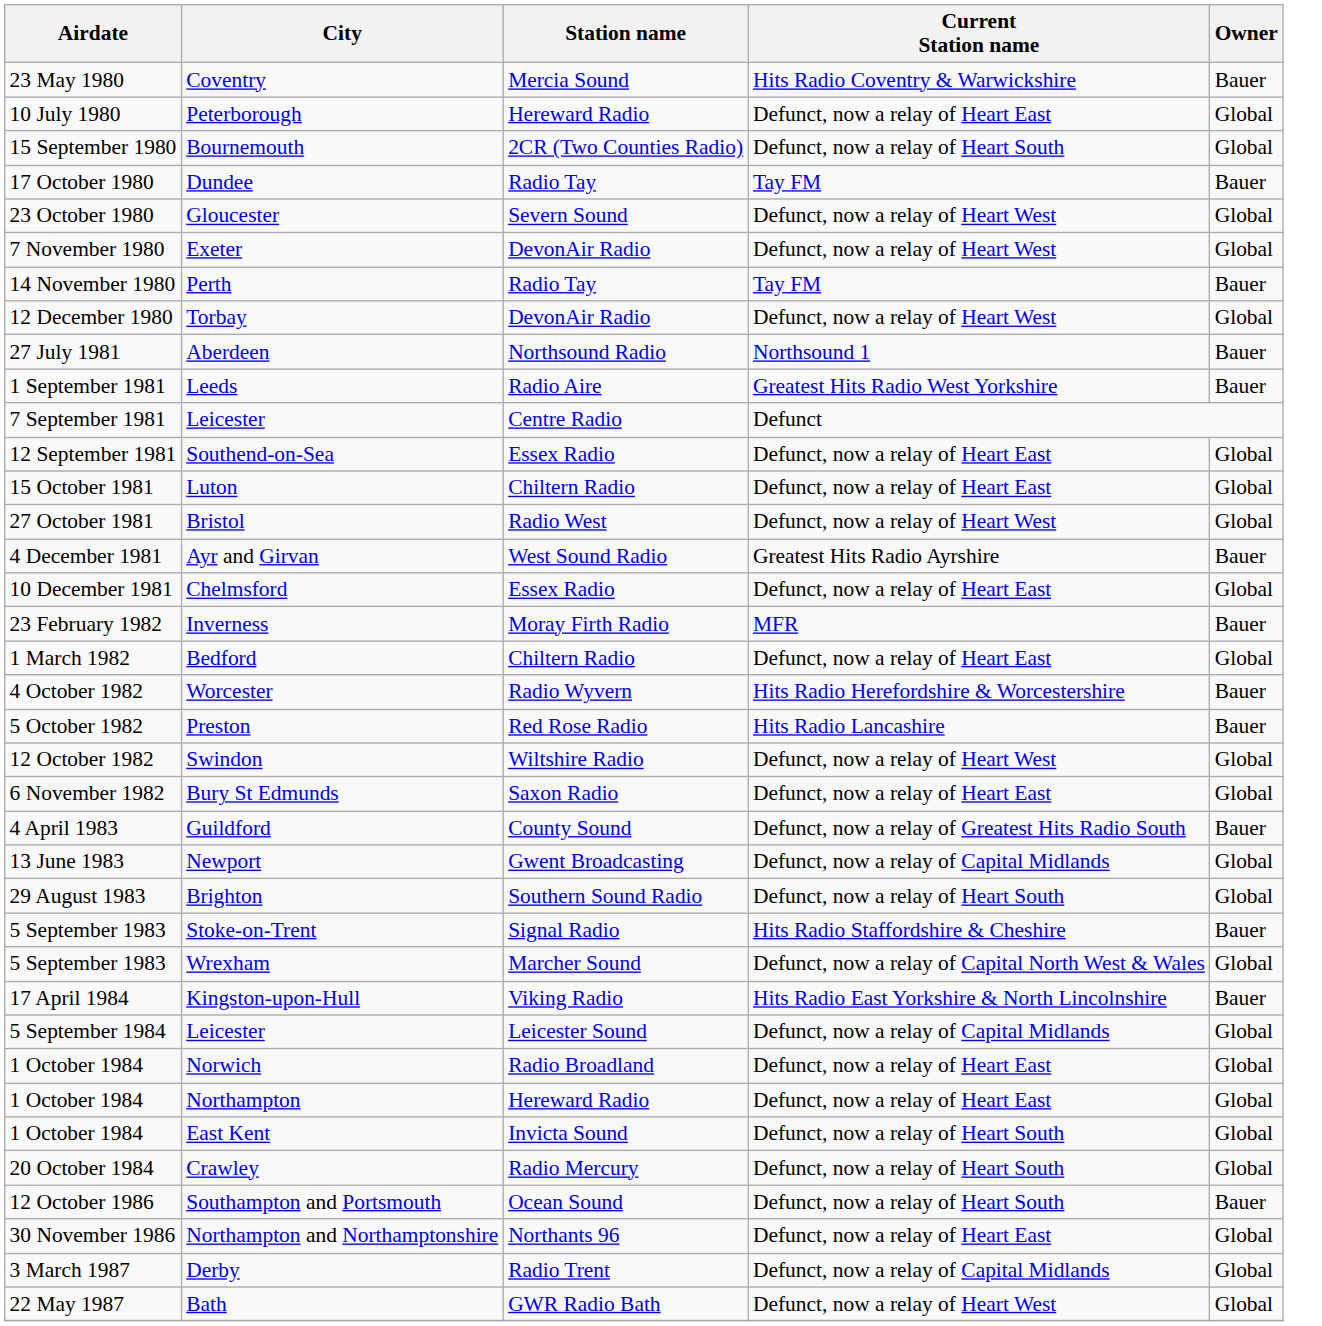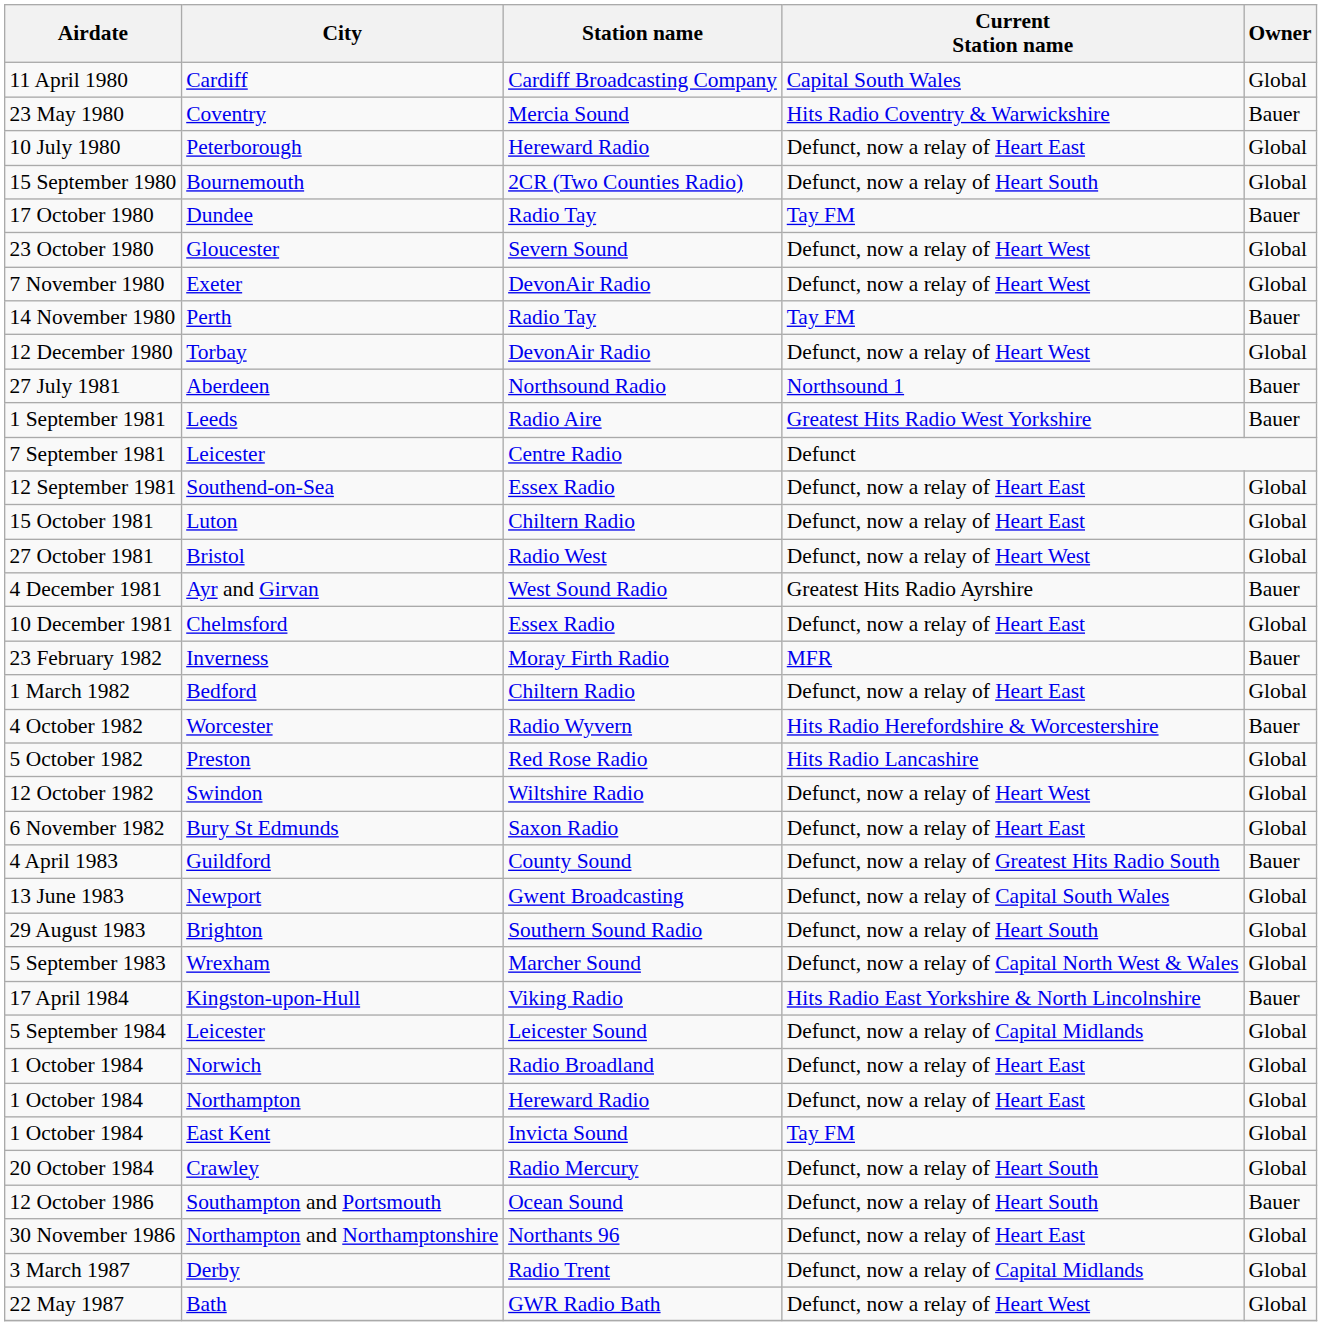+ row: (69, 79)
(1240, 725) Bauer -> (1278, 759) Global
(931, 861) Defunct, now a relay of Capital Midlands -> (978, 895) Defunct, now a relay of Capital South Wales
- row: (88, 929)
(909, 1133) Defunct, now a relay of Heart South -> (821, 1133) Tay FM
